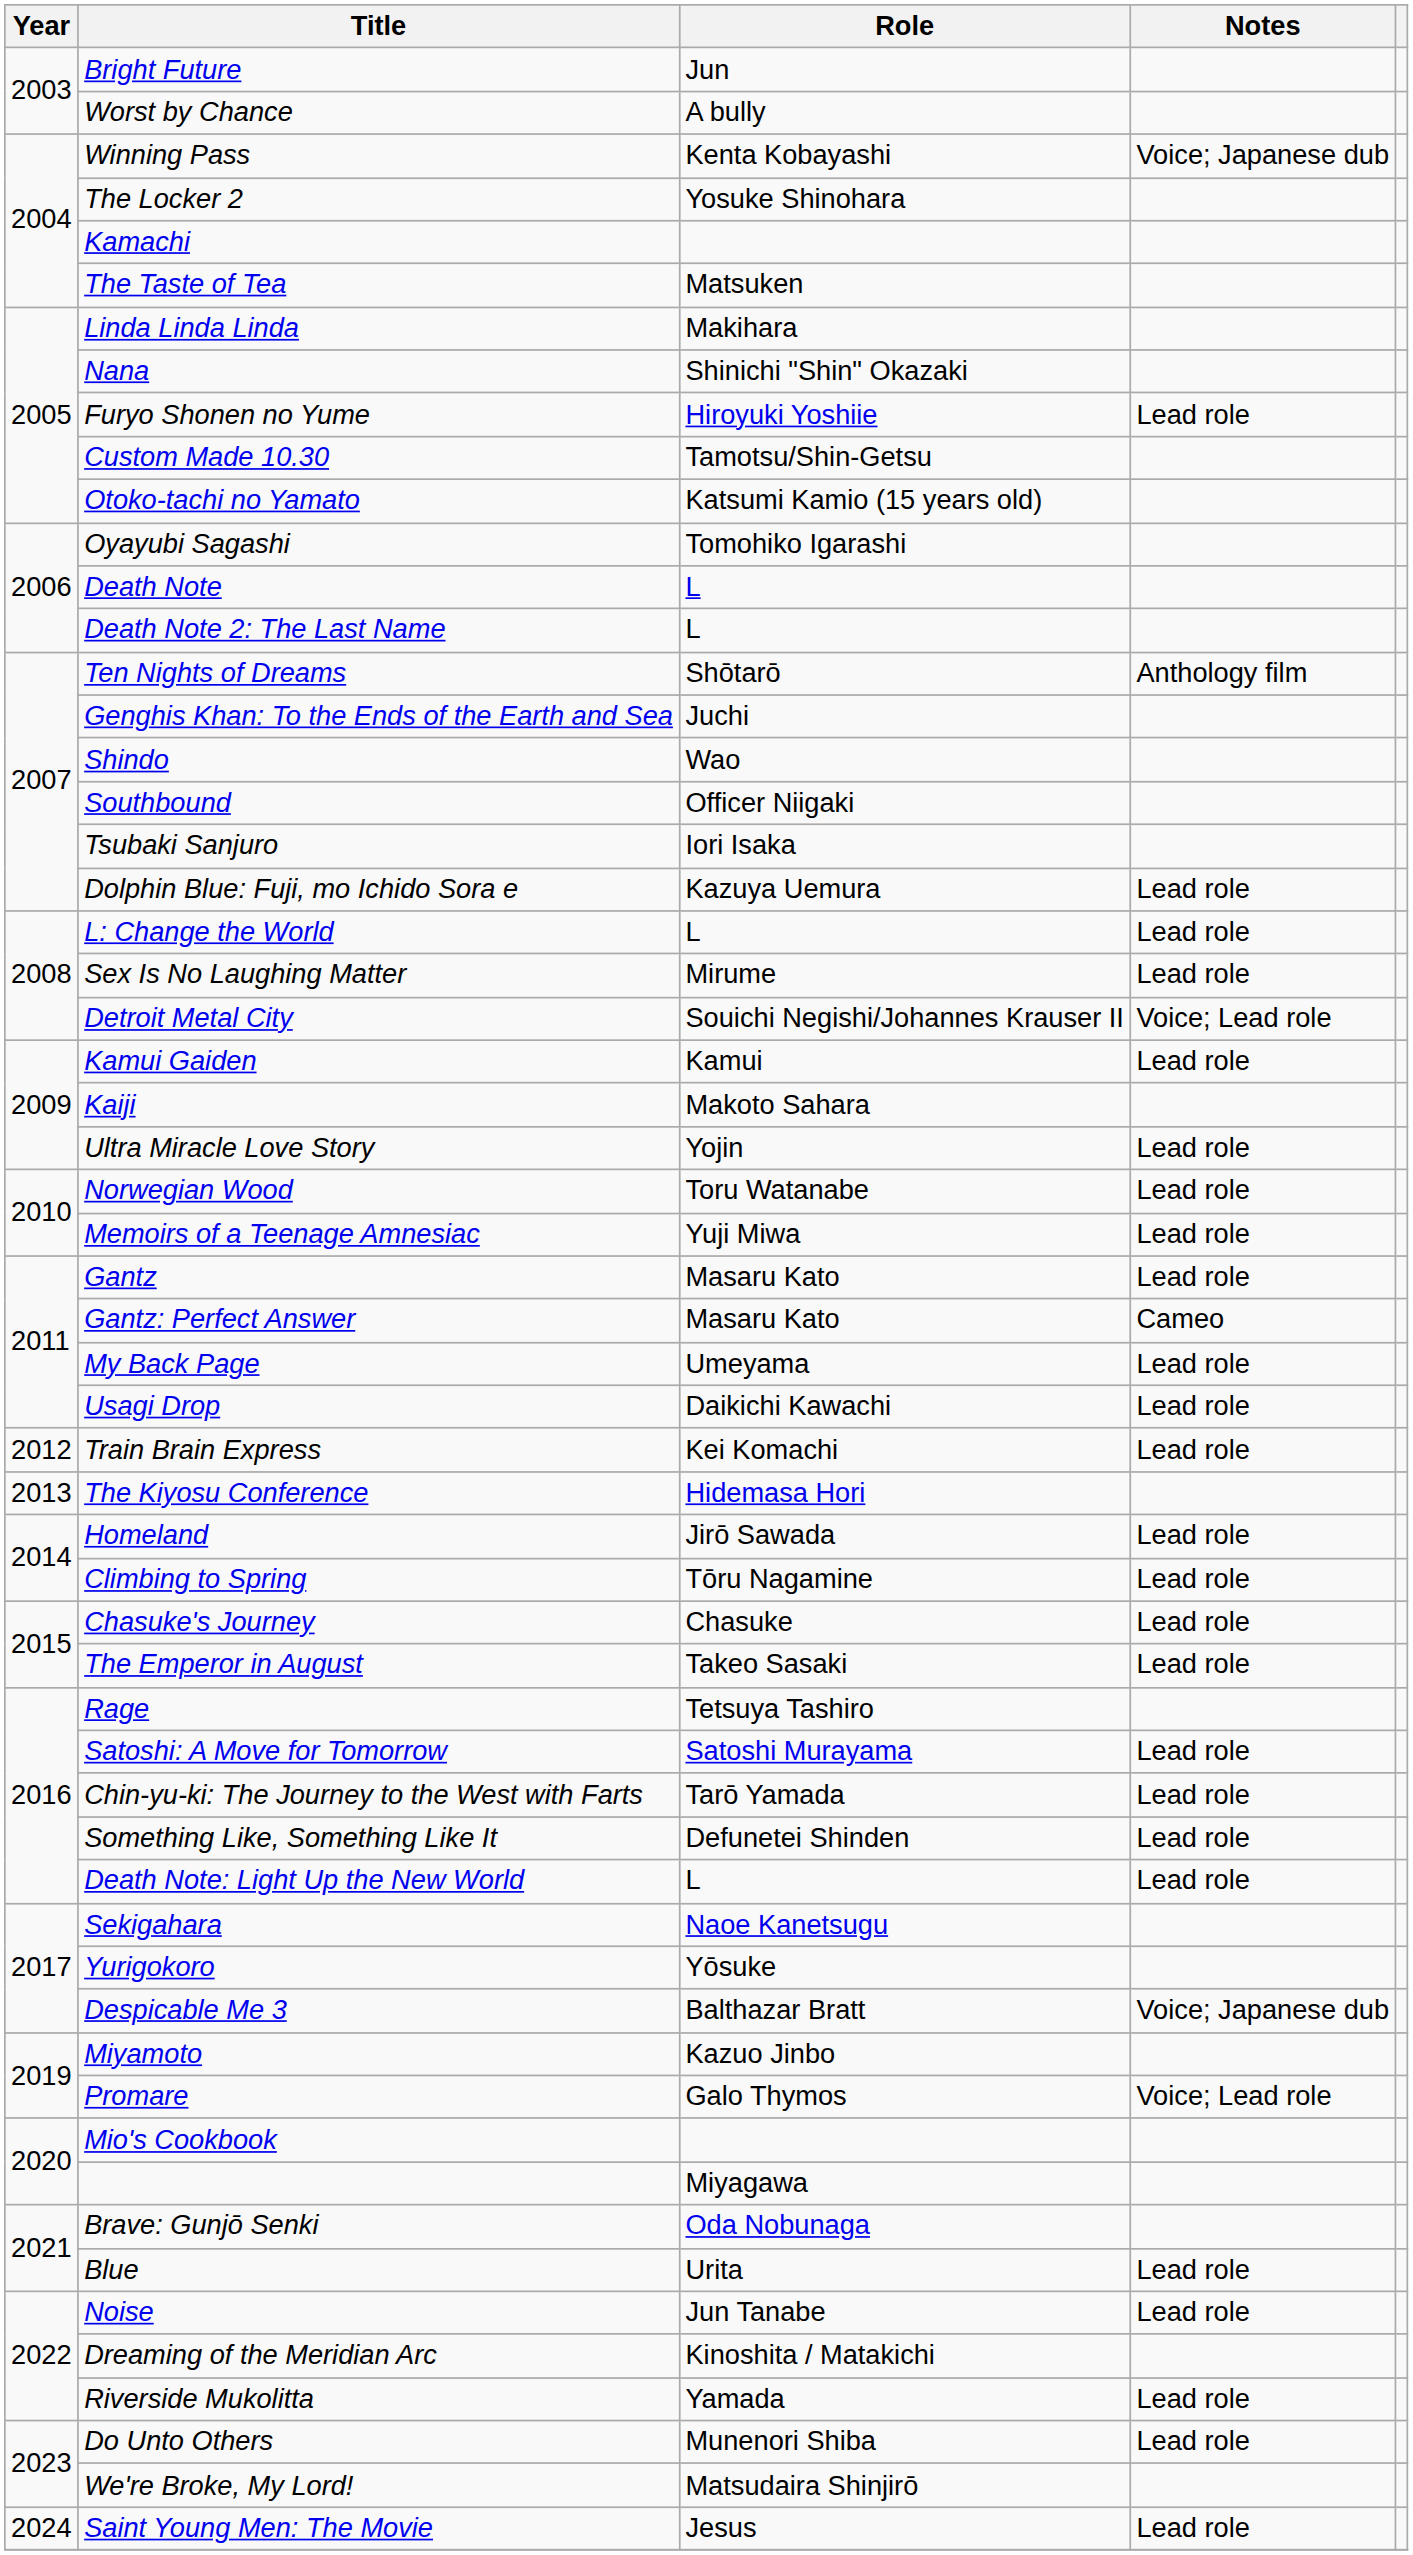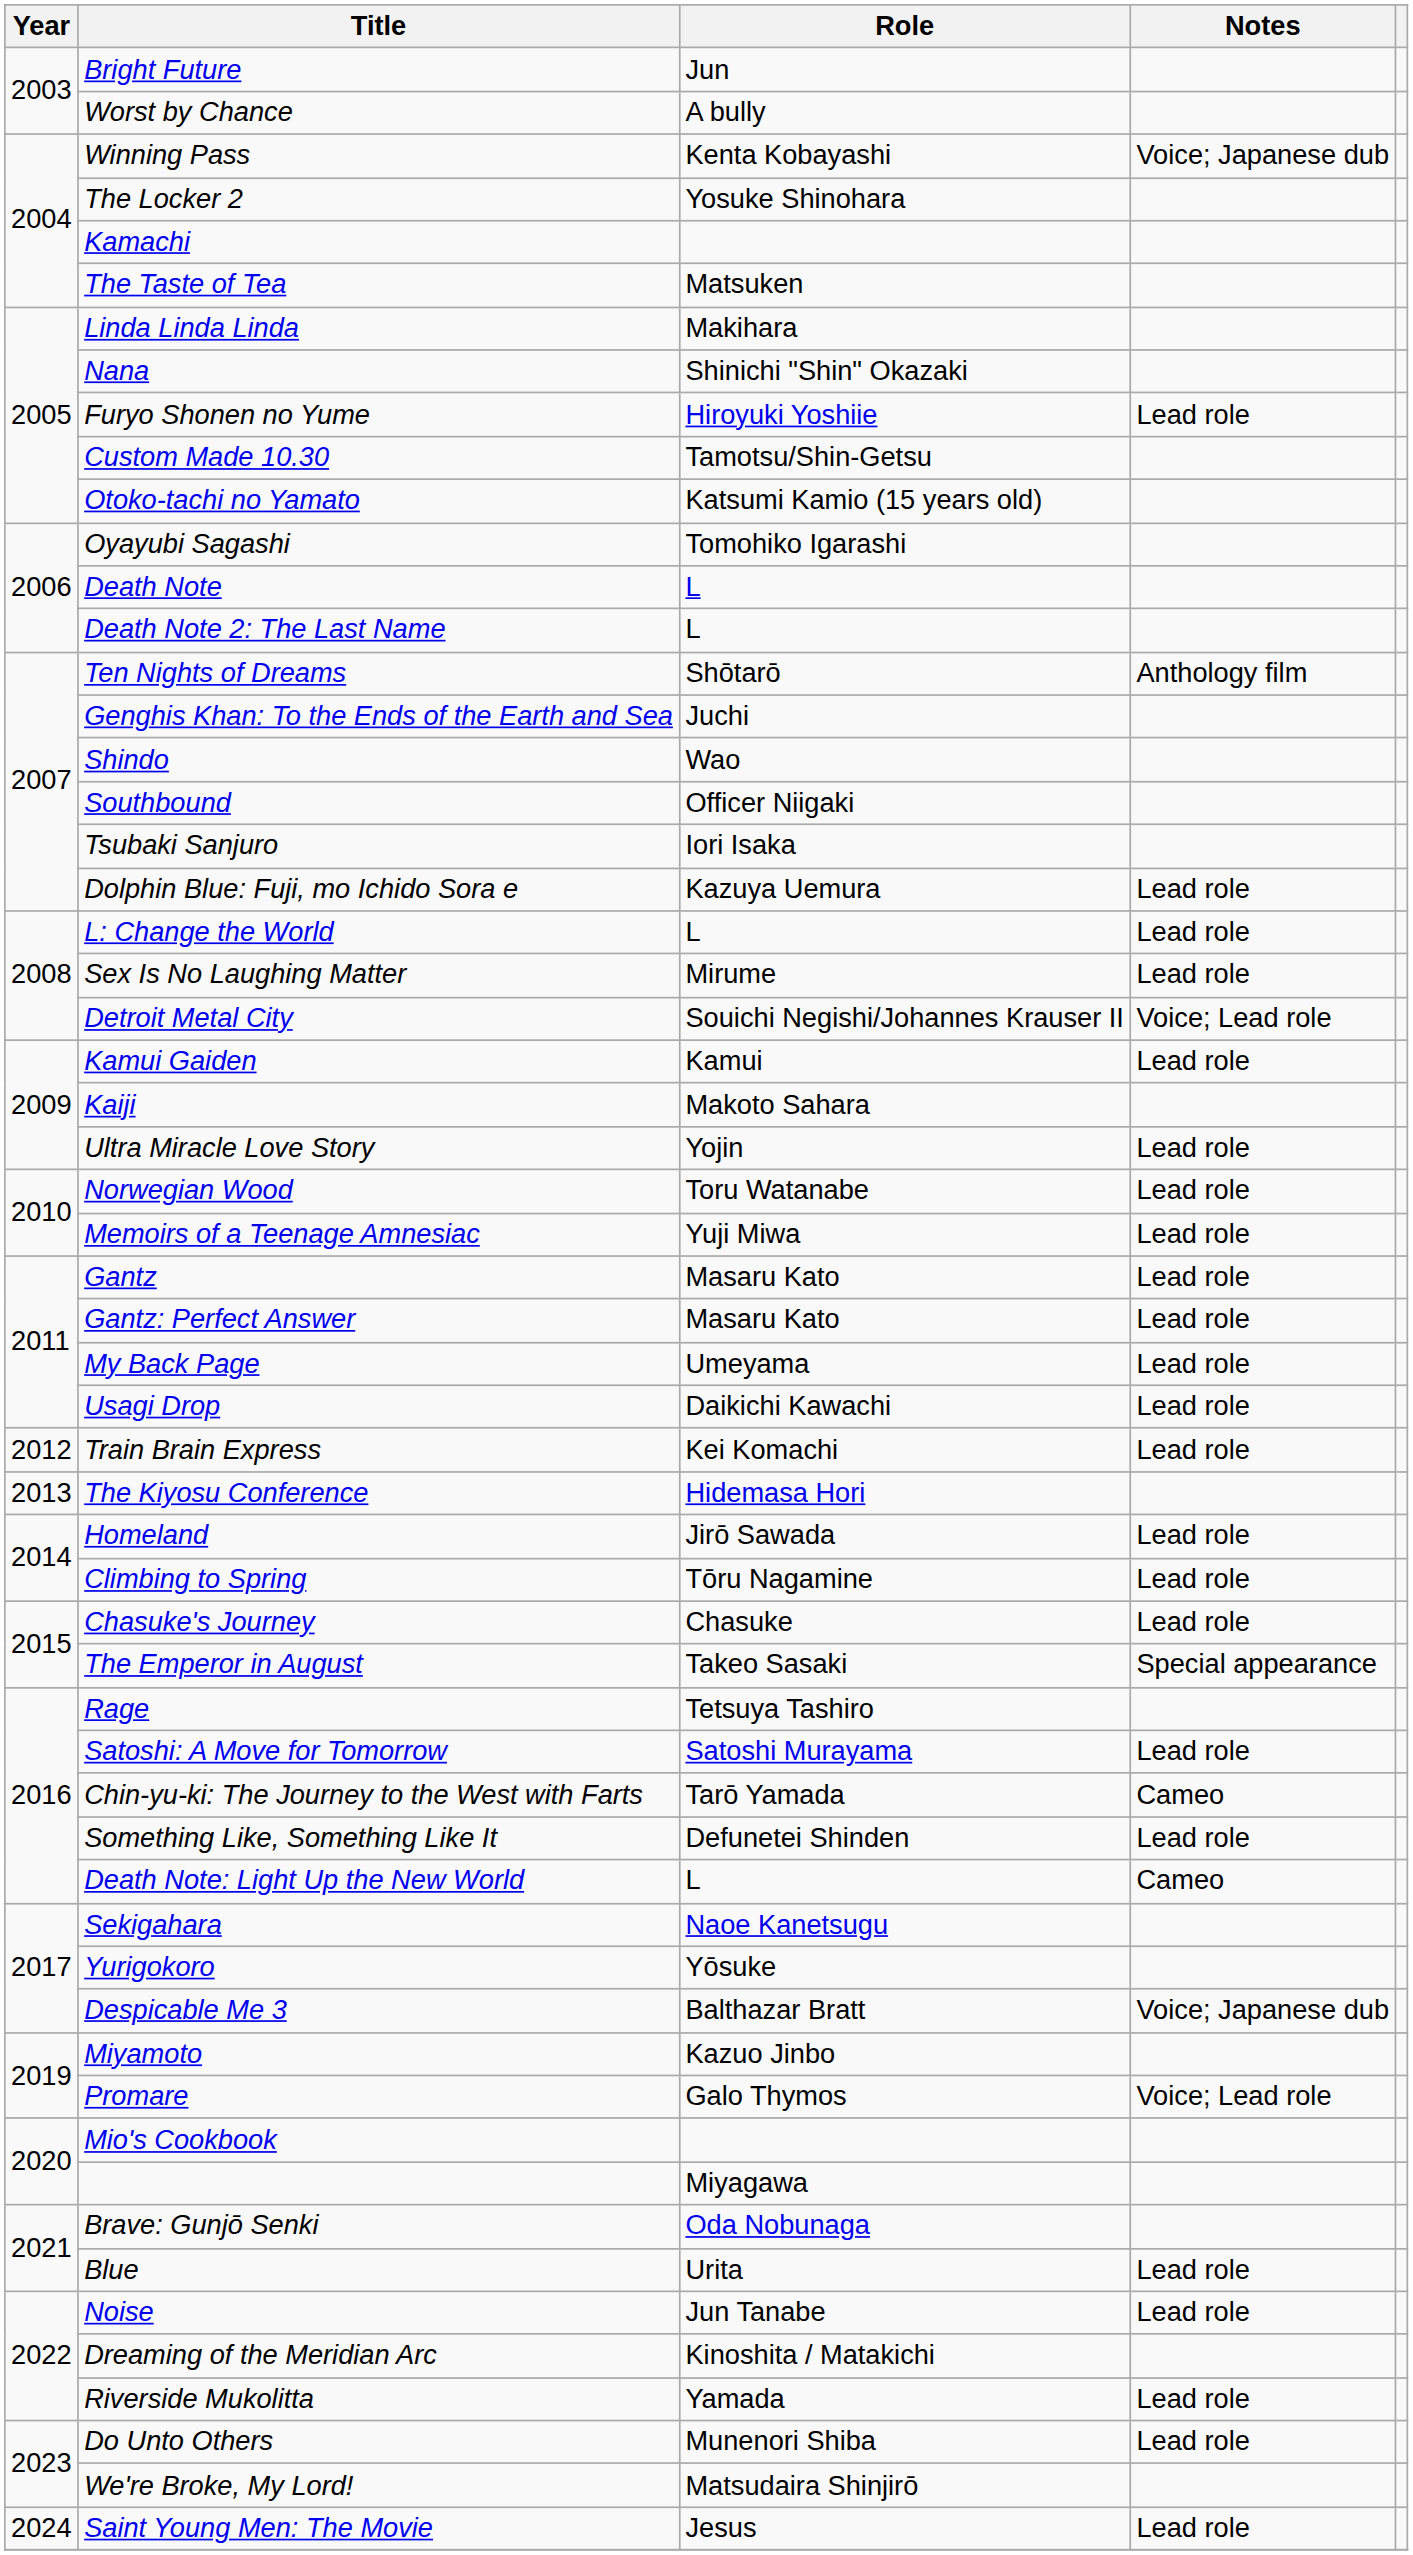(1180, 1320) Cameo -> (1193, 1320) Lead role
(1193, 1665) Lead role -> (1257, 1665) Special appearance
(1193, 1794) Lead role -> (1180, 1794) Cameo
(1193, 1880) Lead role -> (1180, 1880) Cameo
